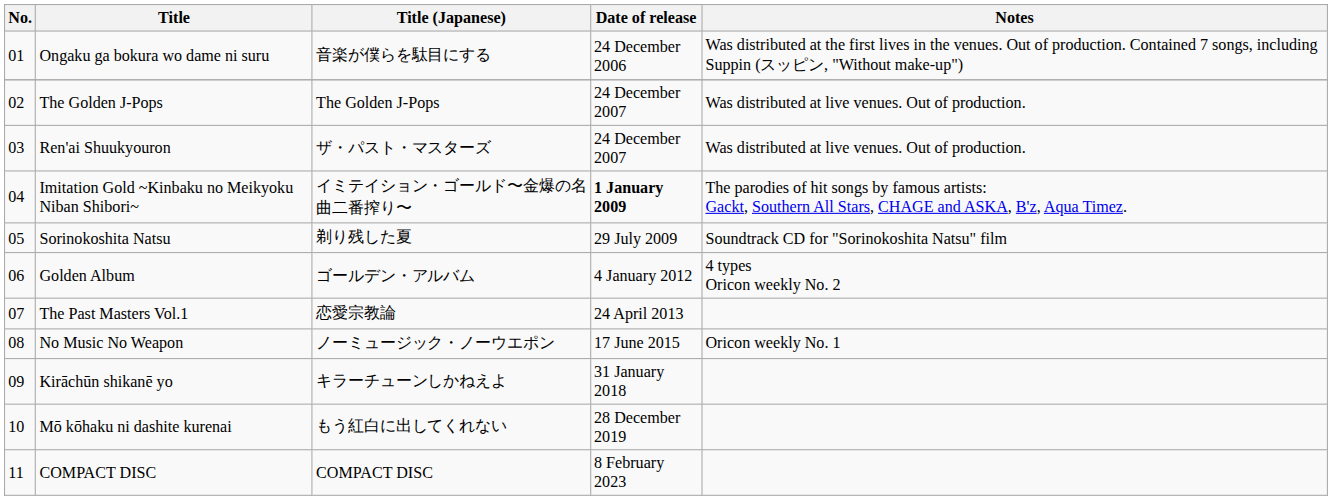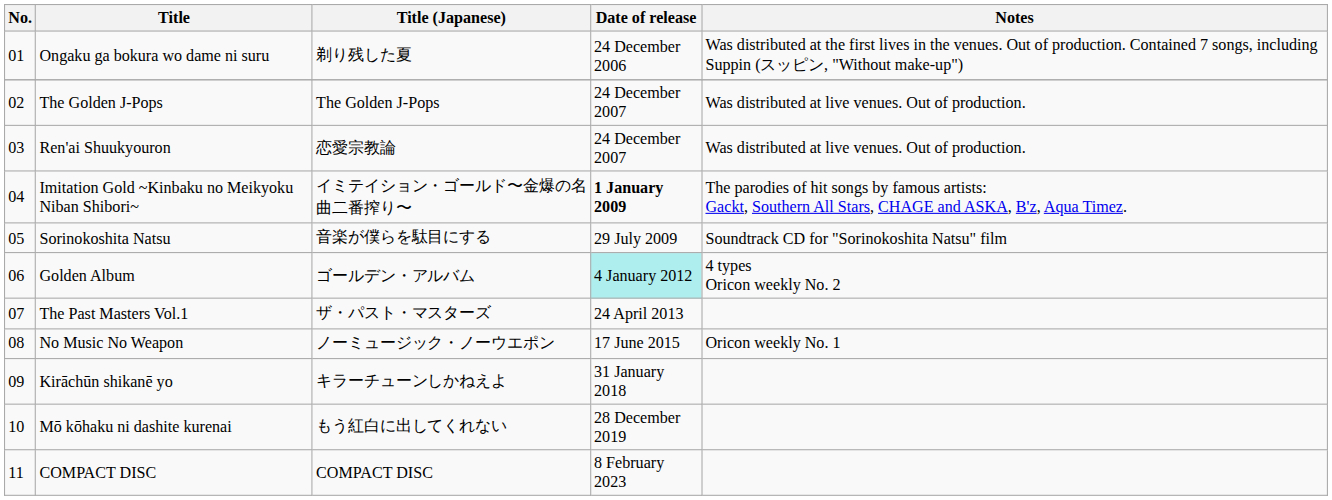(404, 55) 音楽が僕らを駄目にする -> (364, 55) 剃り残した夏
(404, 148) ザ・パスト・マスターズ -> (356, 148) 恋愛宗教論
(364, 237) 剃り残した夏 -> (404, 237) 音楽が僕らを駄目にする
(643, 275) no background -> (643, 275) paleturquoise background
(356, 313) 恋愛宗教論 -> (404, 313) ザ・パスト・マスターズ
